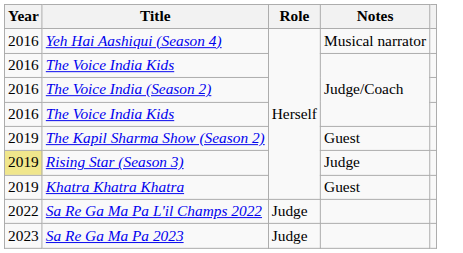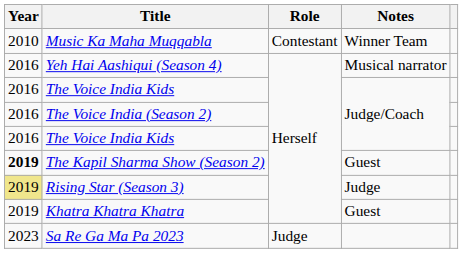+ row: (129, 41)
(23, 138) normal -> (23, 162) bold
- row: (154, 211)
